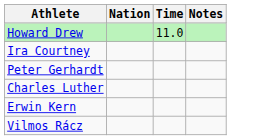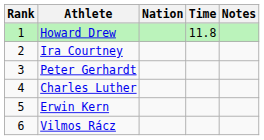+ column: (21, 14)
(170, 32) 11.0 -> (203, 32) 11.8
